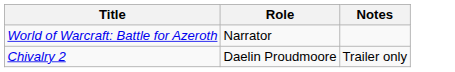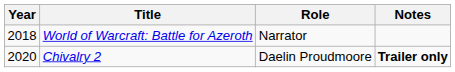+ column: (22, 14)
(375, 56) normal -> (413, 56) bold
